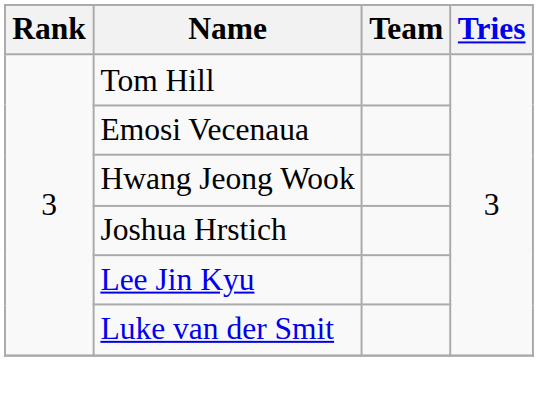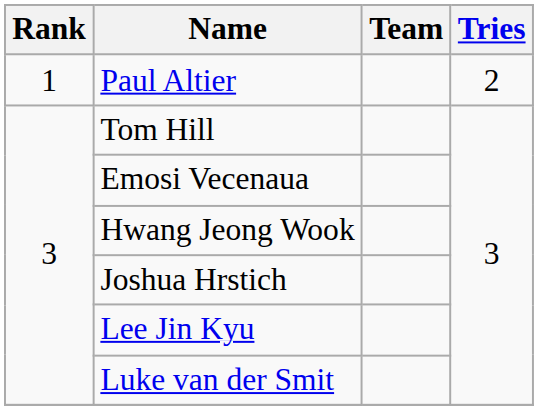+ row: (168, 79)
